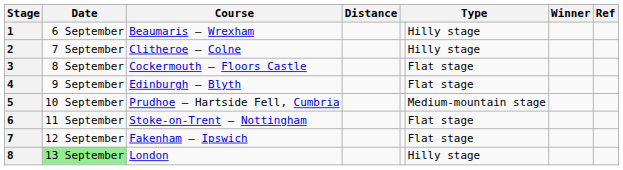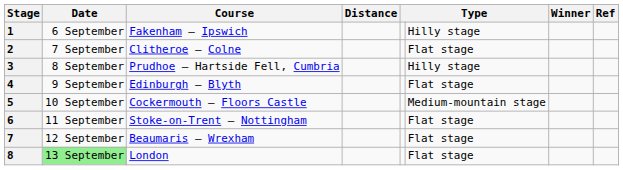(192, 31) Beaumaris – Wrexham -> (188, 31) Fakenham – Ipswich
(444, 49) Hilly stage -> (441, 49) Flat stage
(218, 67) Cockermouth – Floors Castle -> (234, 67) Prudhoe – Hartside Fell, Cumbria
(441, 67) Flat stage -> (444, 67) Hilly stage
(234, 102) Prudhoe – Hartside Fell, Cumbria -> (218, 102) Cockermouth – Floors Castle
(188, 138) Fakenham – Ipswich -> (192, 138) Beaumaris – Wrexham
(444, 156) Hilly stage -> (441, 156) Flat stage
